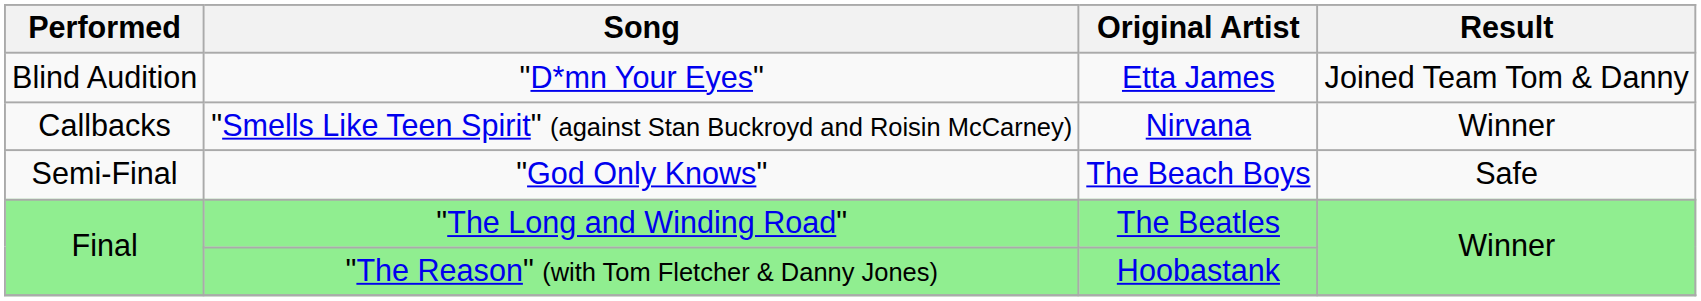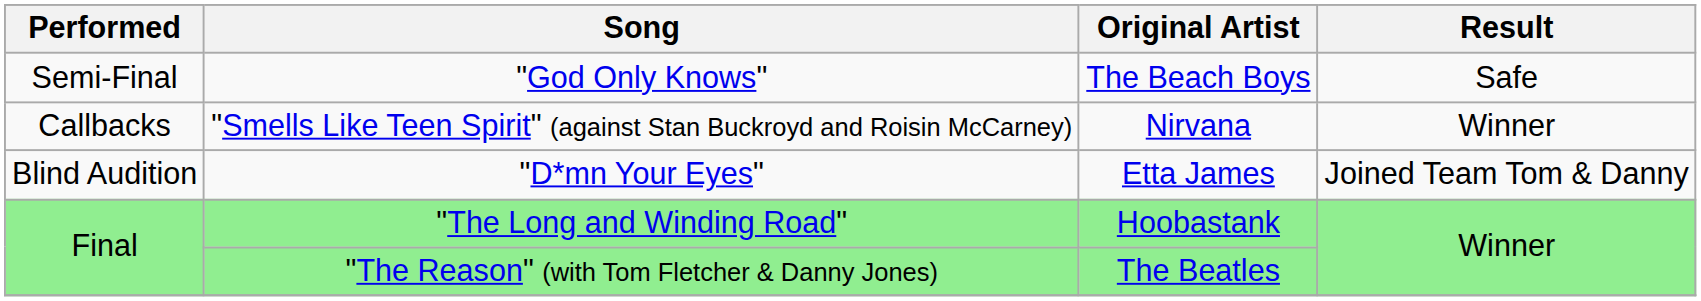rows swapped: (642, 77) <-> (642, 174)
(1198, 222) The Beatles -> (1198, 222) Hoobastank
(1198, 271) Hoobastank -> (1198, 271) The Beatles
